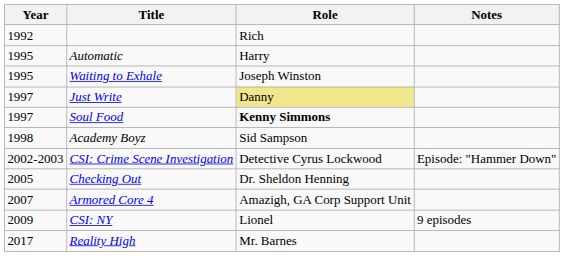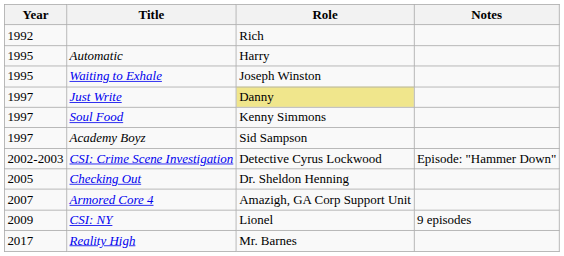(285, 117) bold -> (283, 117) normal
(20, 138) 1998 -> (20, 138) 1997
